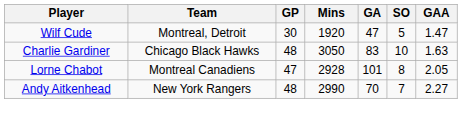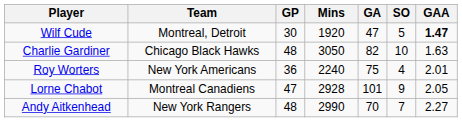(436, 32) normal -> (436, 32) bold
(372, 51) 83 -> (372, 51) 82
+ row: (66, 70)
(401, 70) 8 -> (401, 88) 9
